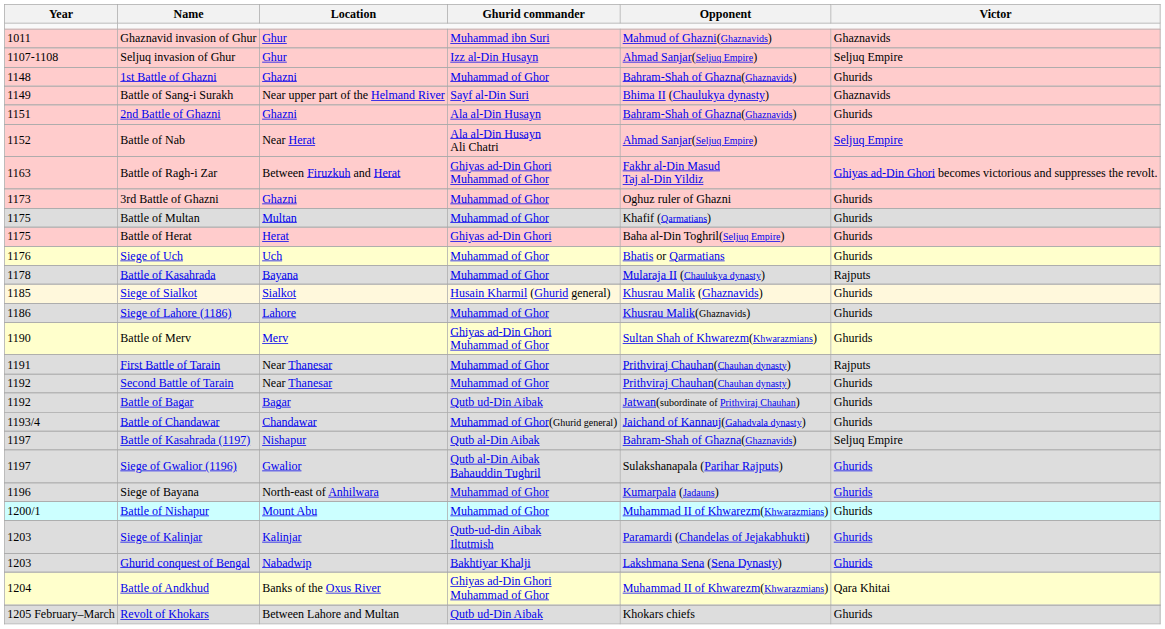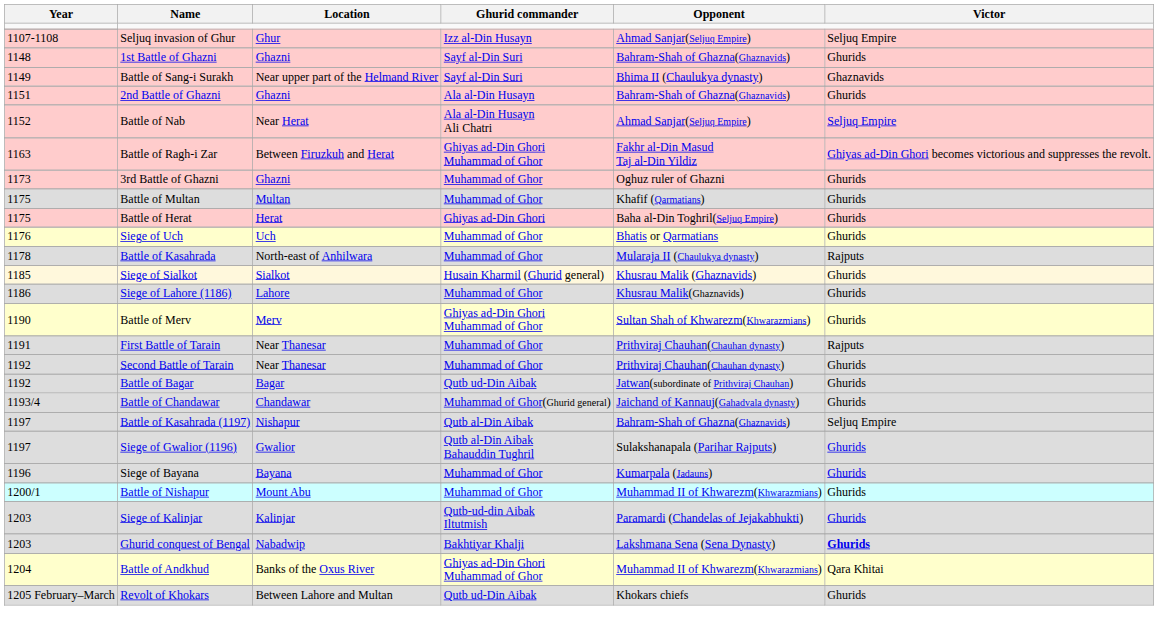- row: (19, 38)
(500, 76) Muhammad of Ghor -> (483, 57) Sayf al-Din Suri
(280, 274) Bayana -> (314, 255) North-east of Anhilwara
(320, 492) North-east of Anhilwara -> (274, 473) Bayana
(853, 562) normal -> (849, 543) bold
